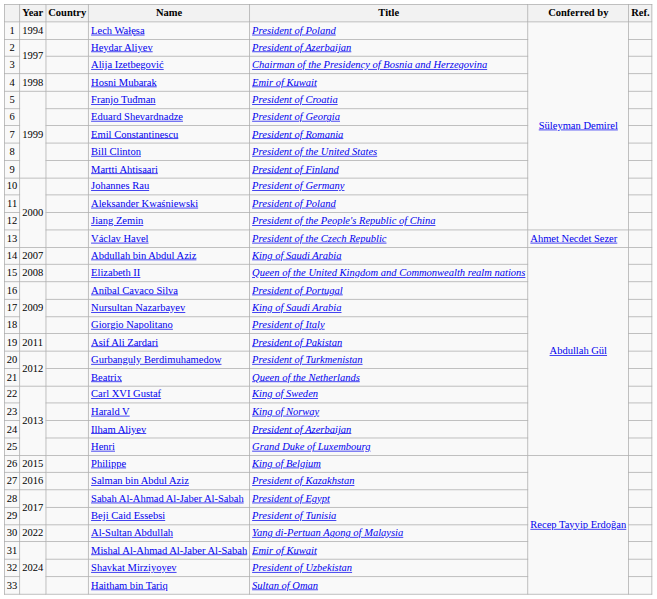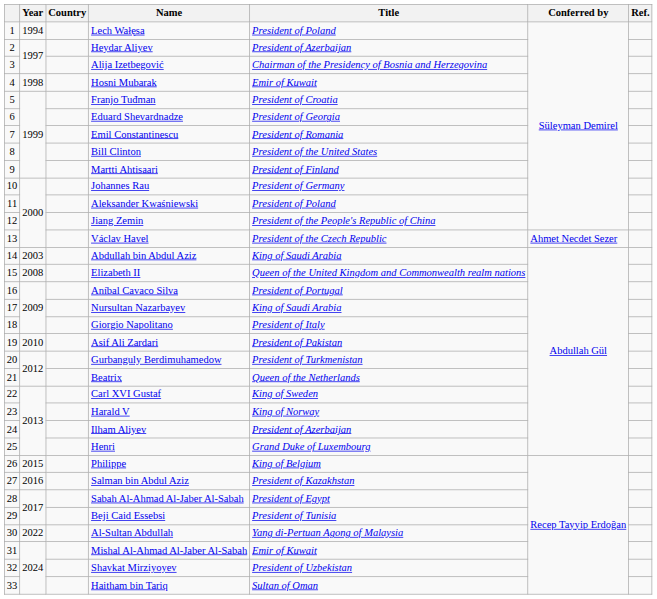(33, 256) 2007 -> (33, 256) 2003
(33, 342) 2011 -> (33, 342) 2010
